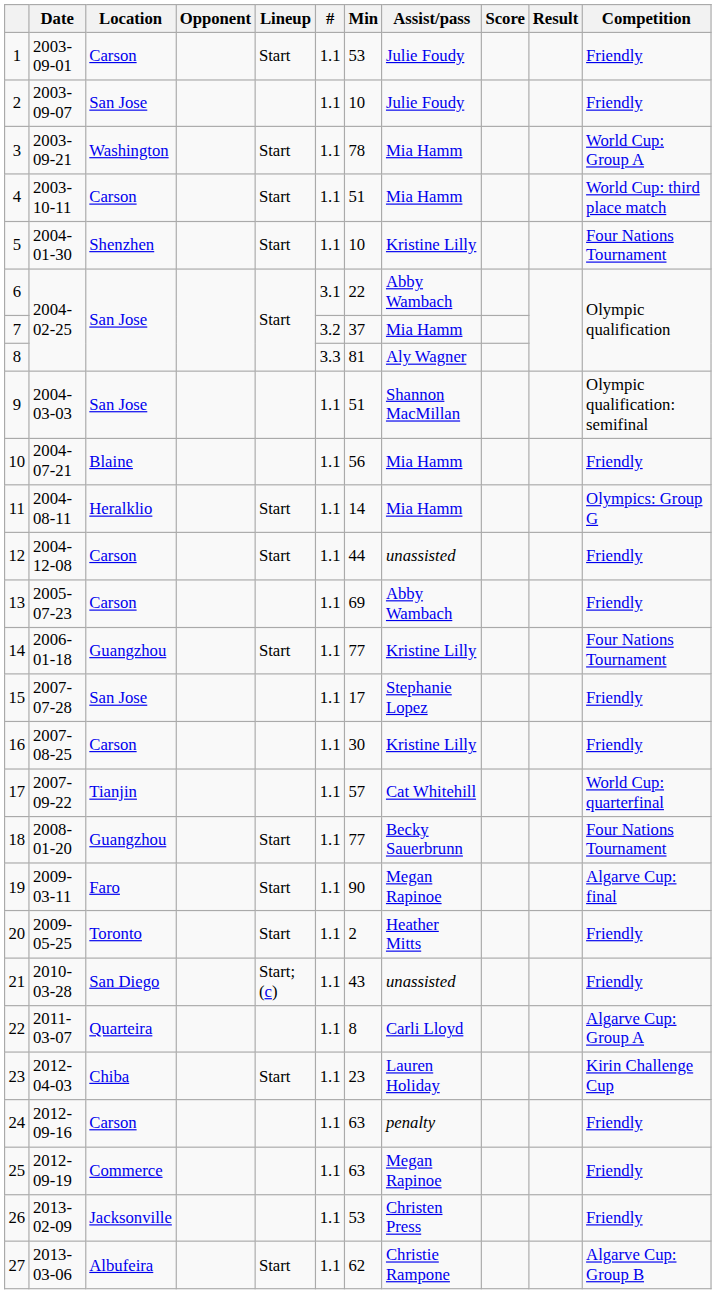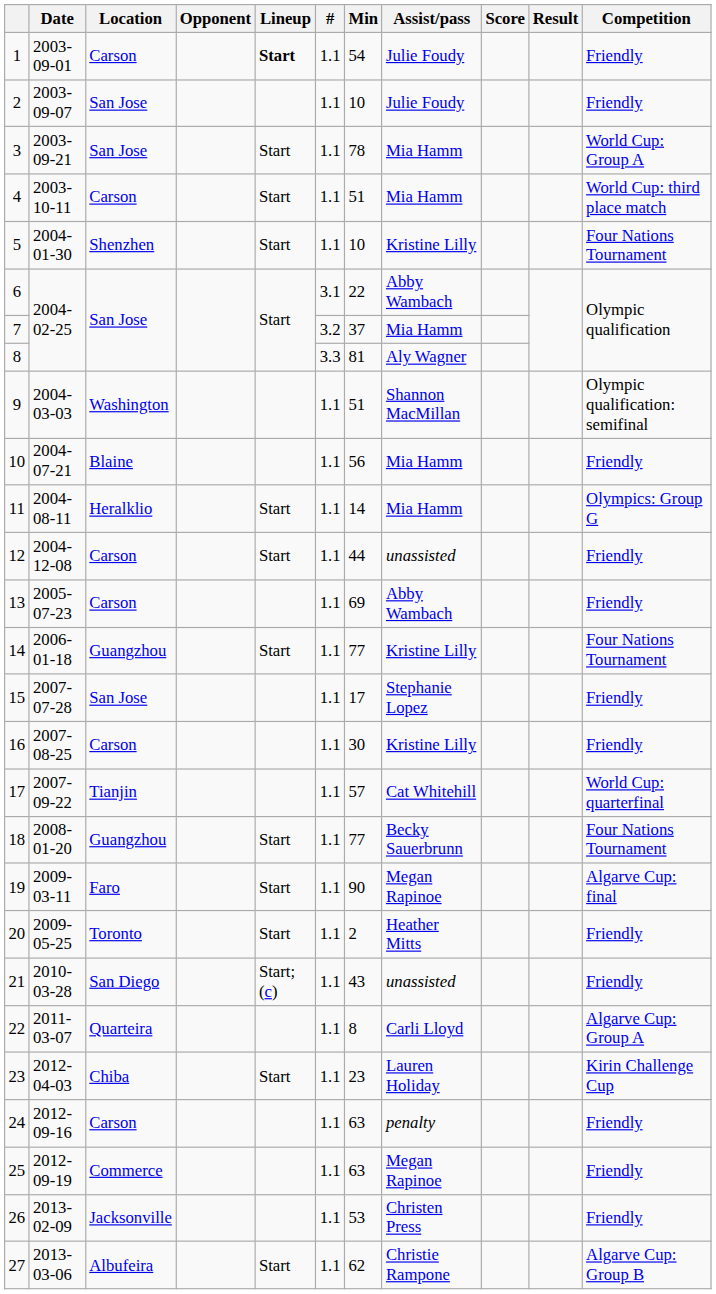(275, 56) normal -> (277, 56) bold
(357, 56) 53 -> (357, 56) 54
(129, 150) Washington -> (118, 150) San Jose
(118, 404) San Jose -> (129, 404) Washington
